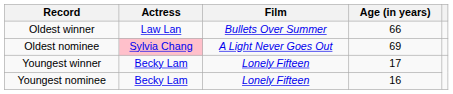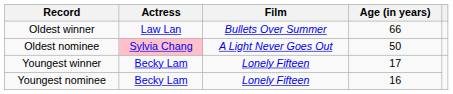(395, 47) 69 -> (395, 47) 50
